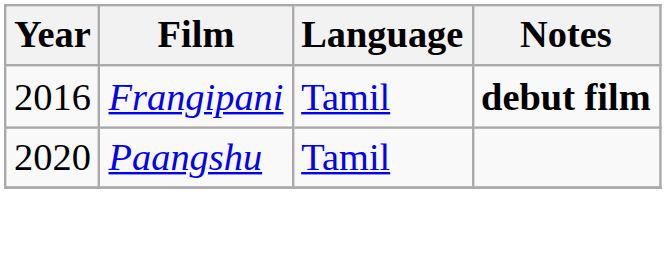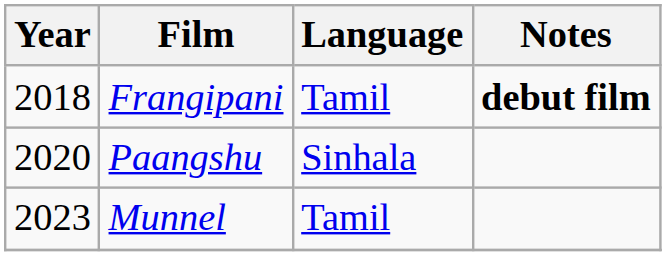(52, 95) 2016 -> (52, 95) 2018
(346, 156) Tamil -> (359, 156) Sinhala
+ row: (167, 217)
